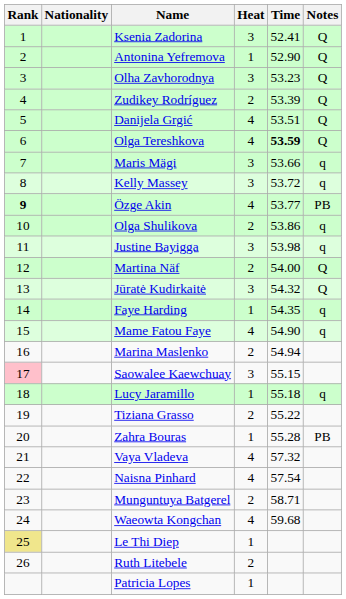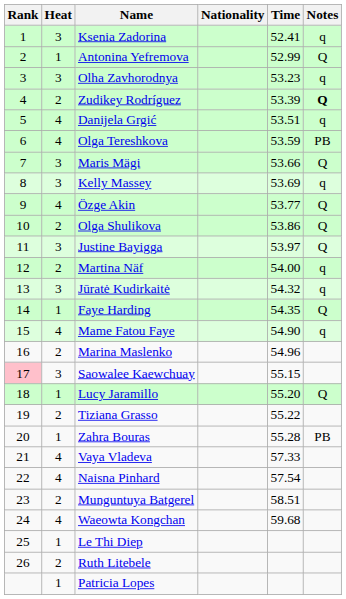columns swapped: (251, 15) <-> (76, 15)
(322, 36) Q -> (322, 36) q
(286, 57) 52.90 -> (286, 57) 52.99
(322, 78) Q -> (322, 78) q
(322, 99) normal -> (322, 99) bold
(322, 120) Q -> (322, 120) q
(286, 141) bold -> (286, 141) normal
(322, 141) Q -> (322, 141) PB
(322, 162) q -> (322, 162) Q
(286, 183) 53.72 -> (286, 183) 53.69
(23, 204) bold -> (23, 204) normal
(322, 204) PB -> (322, 204) Q
(322, 225) q -> (322, 225) Q
(286, 246) 53.98 -> (286, 246) 53.97
(322, 246) q -> (322, 246) Q
(322, 267) Q -> (322, 267) q
(322, 288) Q -> (322, 288) q
(322, 309) q -> (322, 309) Q
(286, 352) 54.94 -> (286, 352) 54.96
(286, 394) 55.18 -> (286, 394) 55.20
(322, 394) q -> (322, 394) Q
(286, 457) 57.32 -> (286, 457) 57.33
(286, 499) 58.71 -> (286, 499) 58.51
(23, 541) khaki background -> (23, 541) no background
